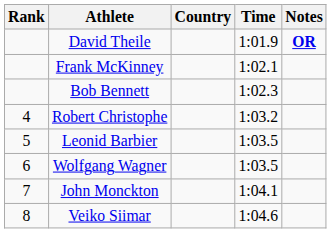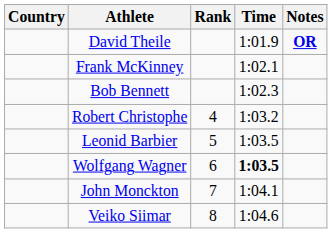columns swapped: (26, 16) <-> (203, 16)
(258, 166) normal -> (259, 166) bold
